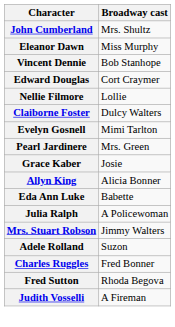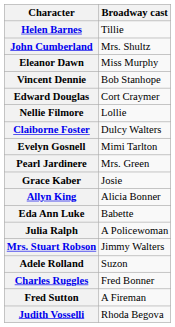+ row: (51, 29)
(132, 280) Rhoda Begova -> (124, 297) A Fireman
(124, 297) A Fireman -> (132, 314) Rhoda Begova
